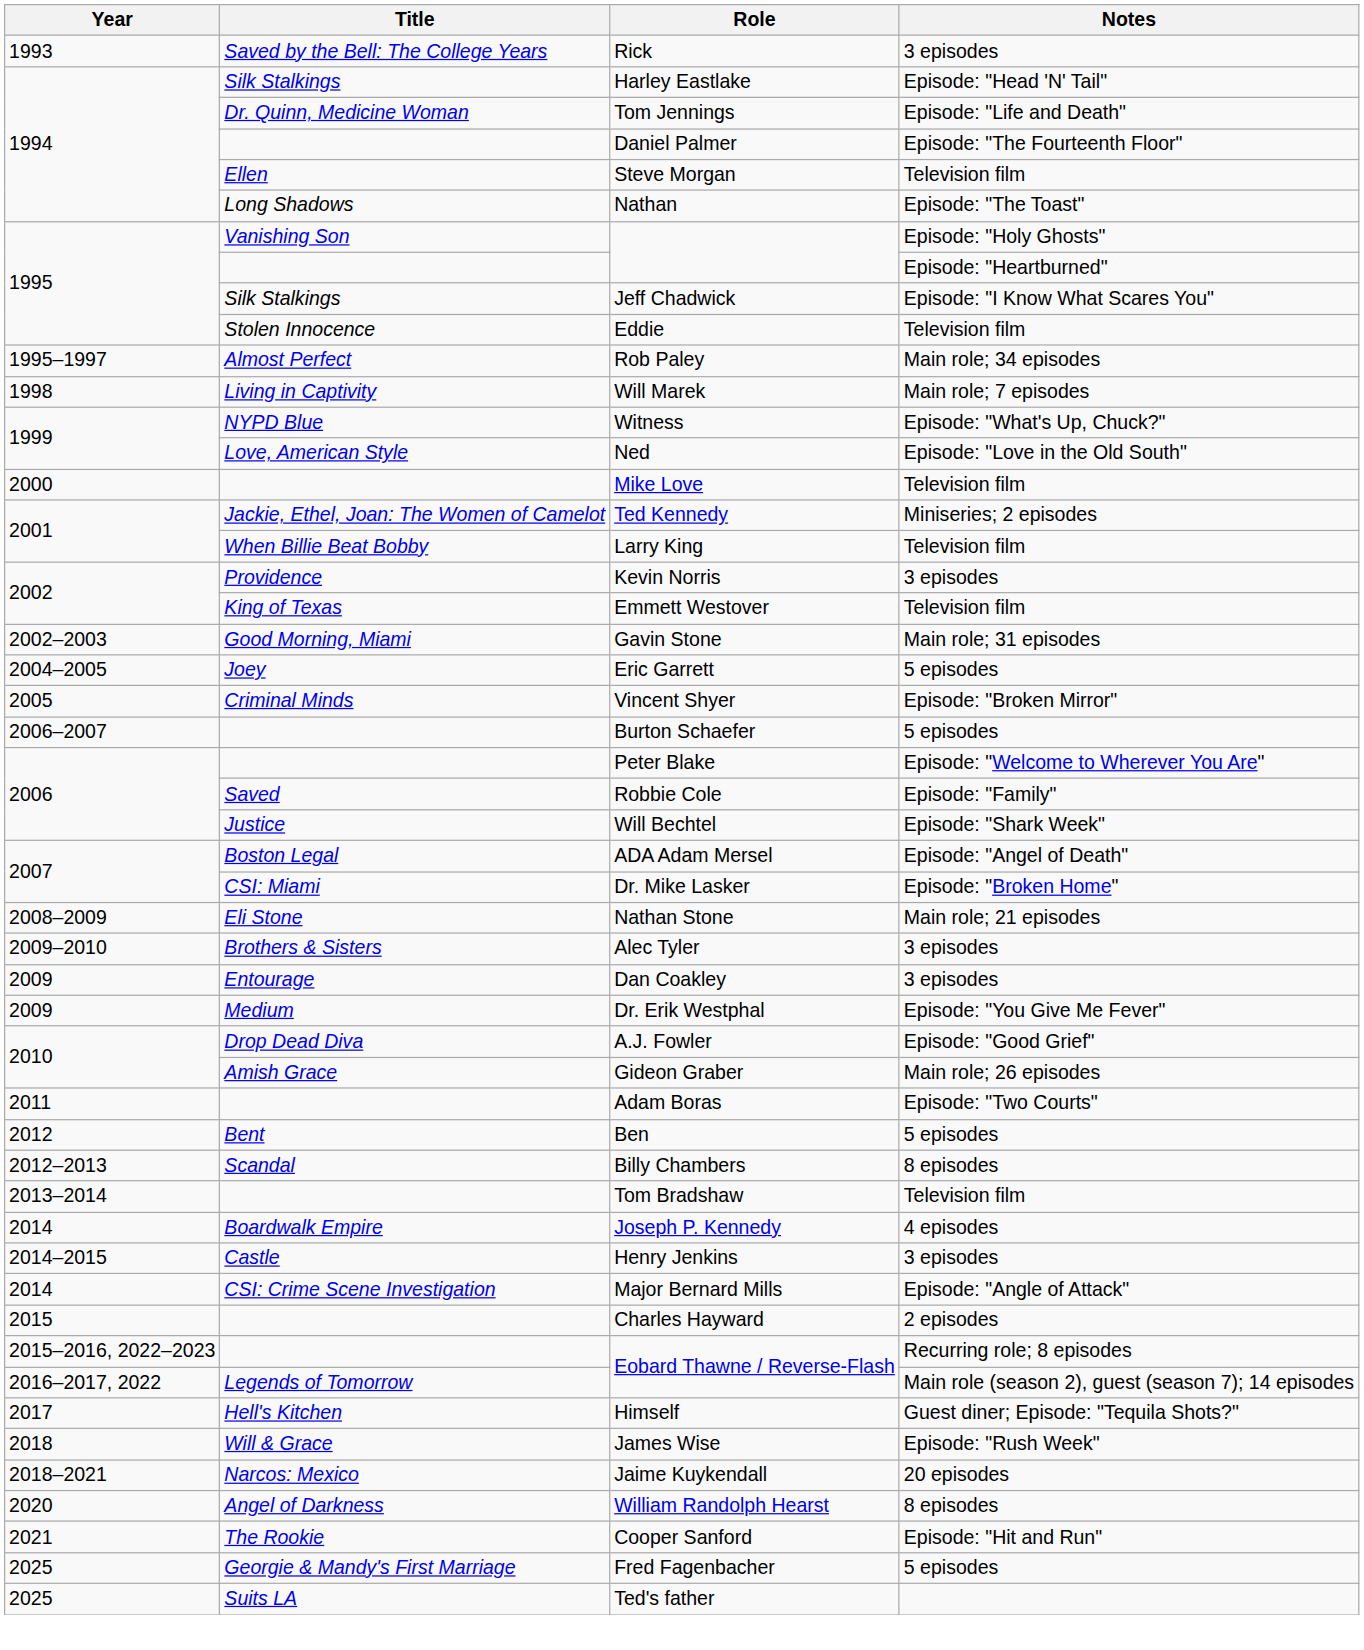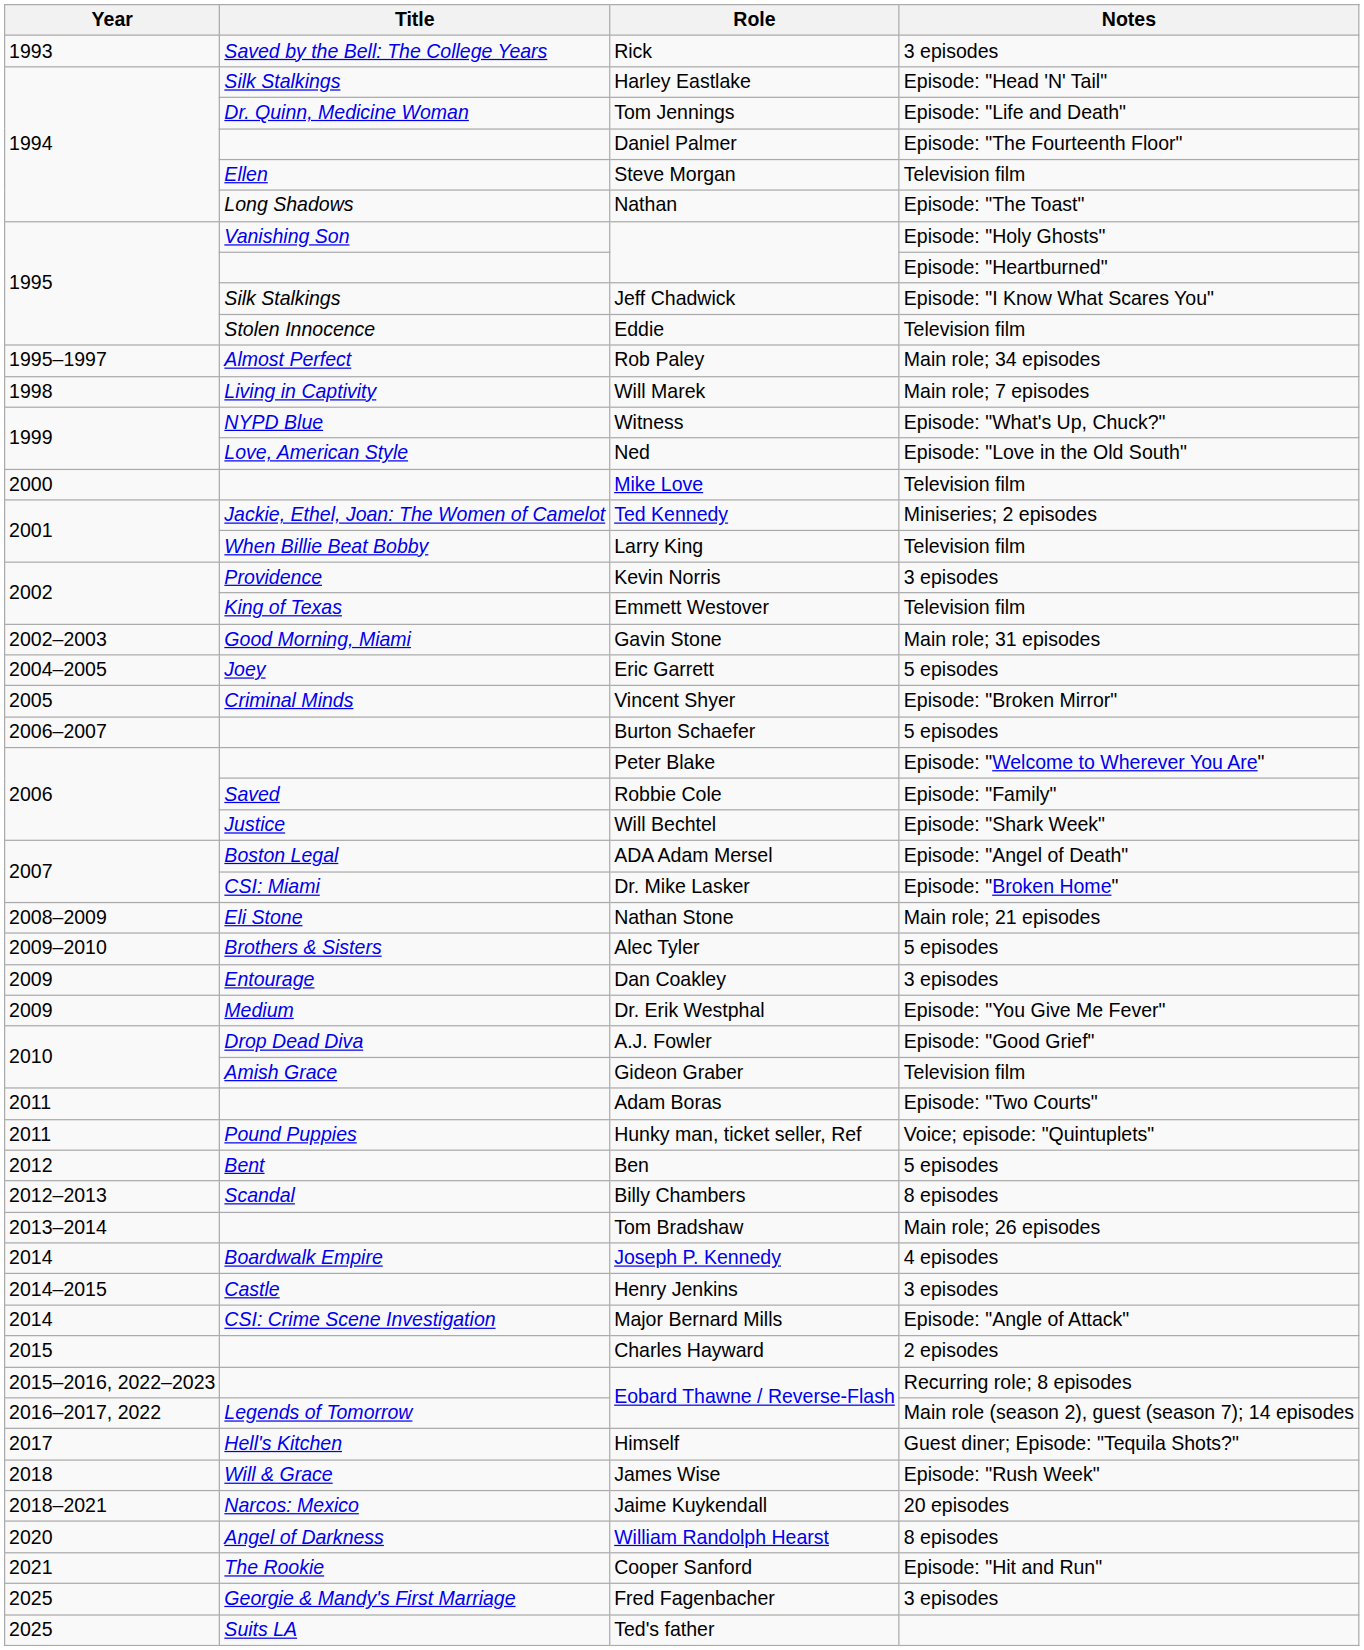(951, 948) 3 episodes -> (951, 948) 5 episodes
(1002, 1072) Main role; 26 episodes -> (965, 1072) Television film
+ row: (291, 1134)
(965, 1196) Television film -> (1002, 1227) Main role; 26 episodes
(951, 1567) 5 episodes -> (951, 1598) 3 episodes
